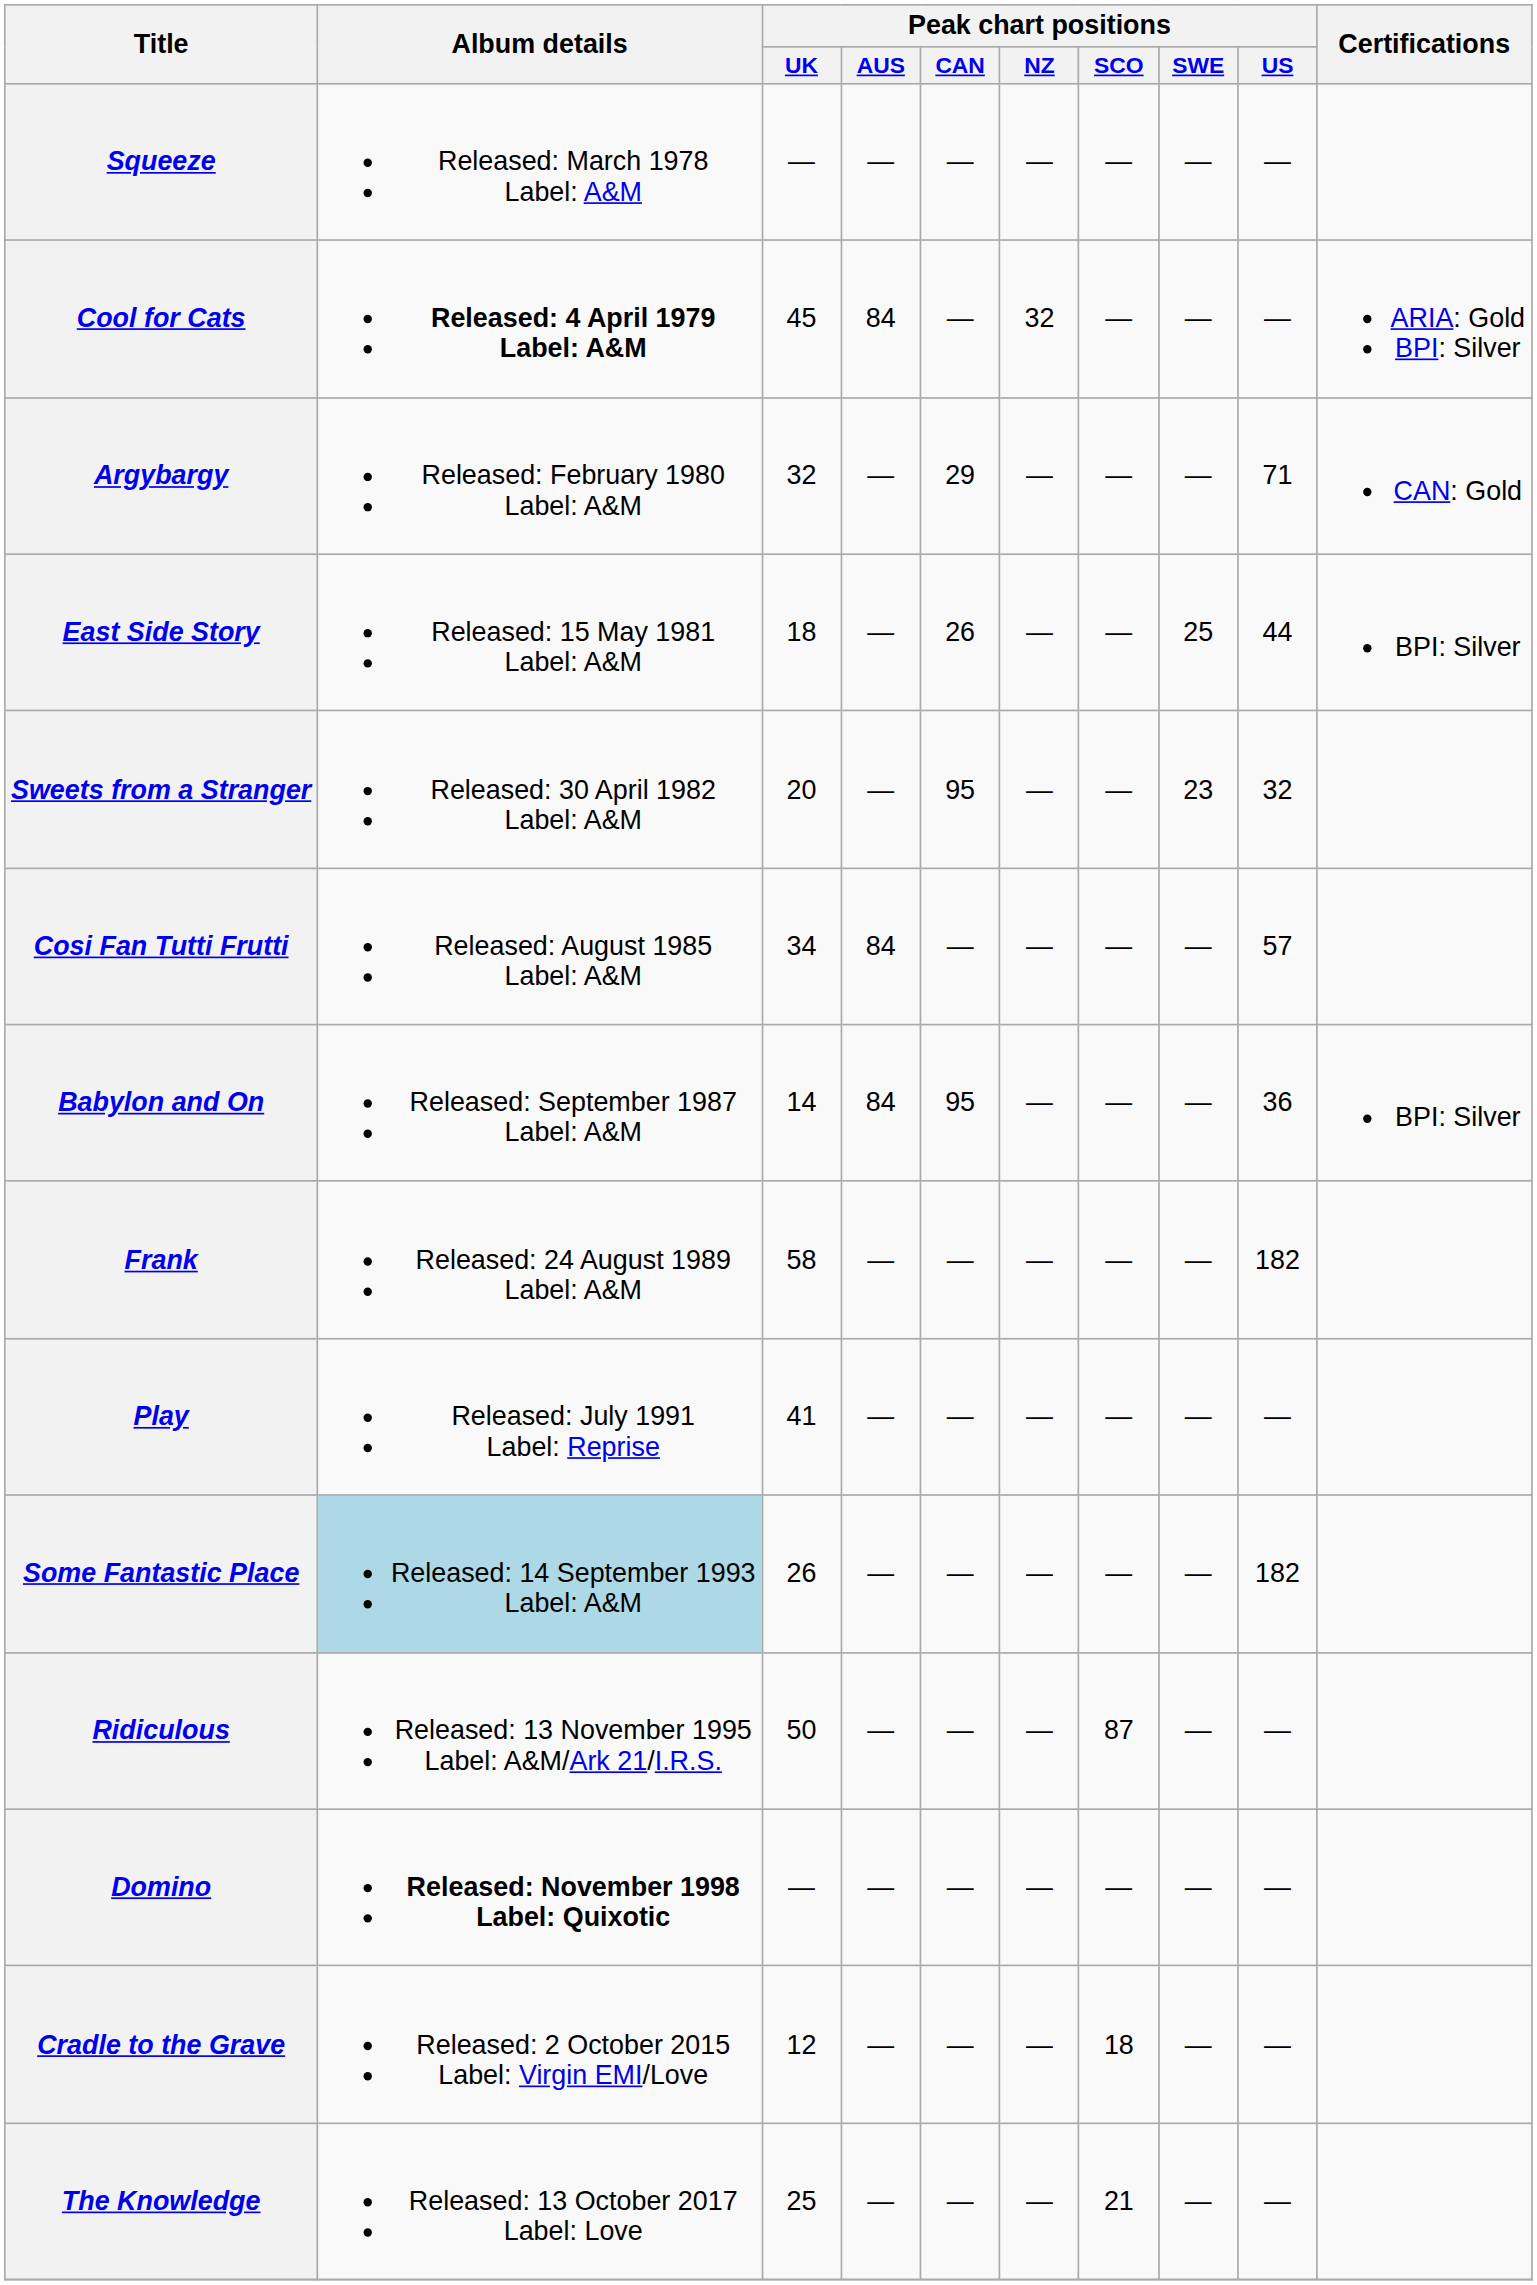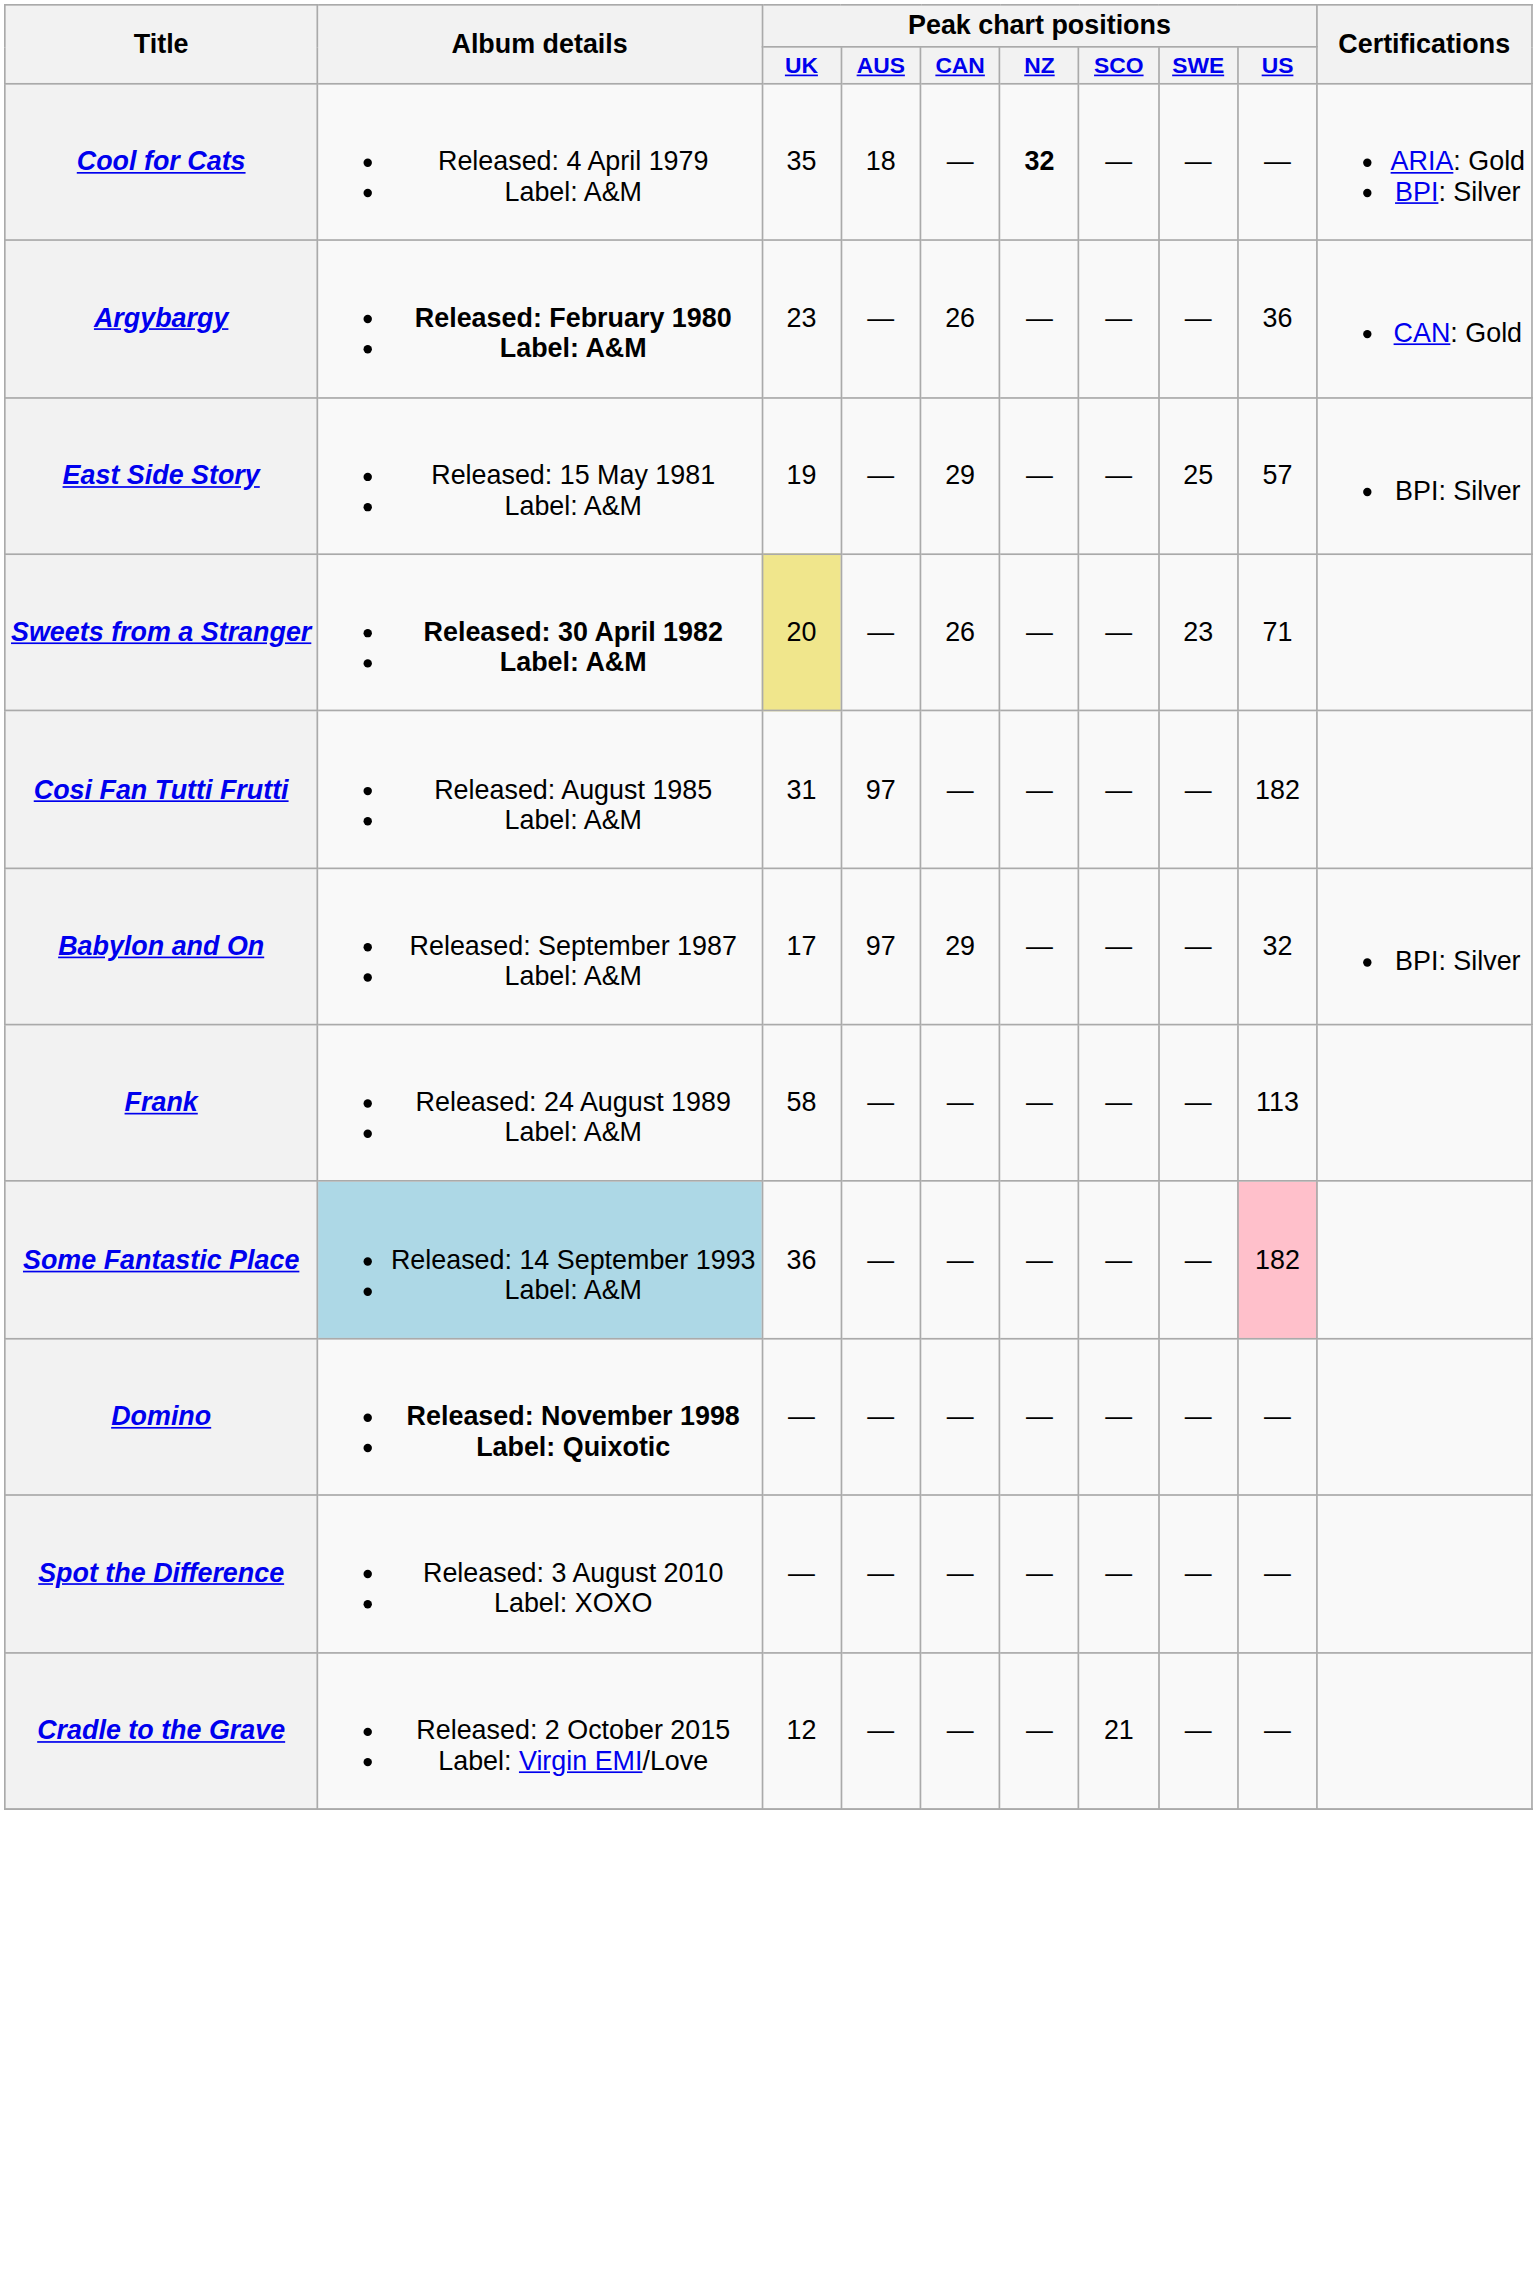- row: (161, 161)
(540, 334) bold -> (540, 177) normal
(801, 318) 45 -> (801, 161) 35
(881, 318) 84 -> (881, 161) 18
(1039, 318) normal -> (1039, 161) bold
(540, 491) normal -> (540, 334) bold
(801, 475) 32 -> (801, 318) 23
(960, 475) 29 -> (960, 318) 26
(1278, 475) 71 -> (1278, 318) 36
(801, 632) 18 -> (801, 475) 19
(960, 632) 26 -> (960, 475) 29
(1278, 632) 44 -> (1278, 475) 57
(540, 805) normal -> (540, 648) bold
(801, 789) no background -> (801, 632) khaki background
(960, 789) 95 -> (960, 632) 26
(1278, 789) 32 -> (1278, 632) 71
(801, 945) 34 -> (801, 789) 31
(881, 945) 84 -> (881, 789) 97
(1278, 945) 57 -> (1278, 789) 182
(801, 1102) 14 -> (801, 945) 17
(881, 1102) 84 -> (881, 945) 97
(960, 1102) 95 -> (960, 945) 29
(1278, 1102) 36 -> (1278, 945) 32
(1278, 1259) 182 -> (1278, 1102) 113
- row: (161, 1416)
(801, 1573) 26 -> (801, 1259) 36
(1278, 1573) no background -> (1278, 1259) pink background
- row: (161, 1730)
+ row: (161, 1573)
(1119, 2044) 18 -> (1119, 1730) 21
- row: (161, 2200)
